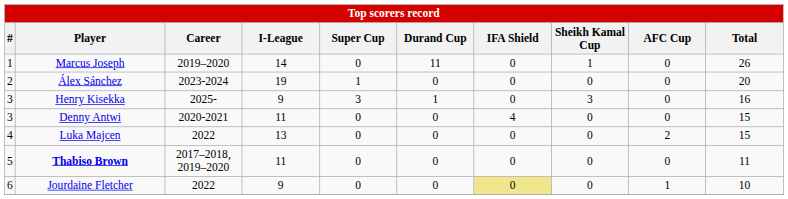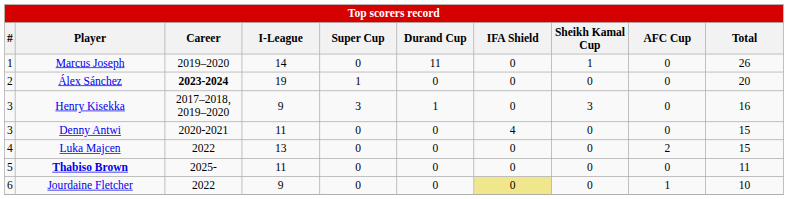(203, 81) normal -> (203, 81) bold
(203, 99) 2025- -> (203, 106) 2017–2018, 2019–2020
(203, 160) 2017–2018, 2019–2020 -> (203, 167) 2025-
